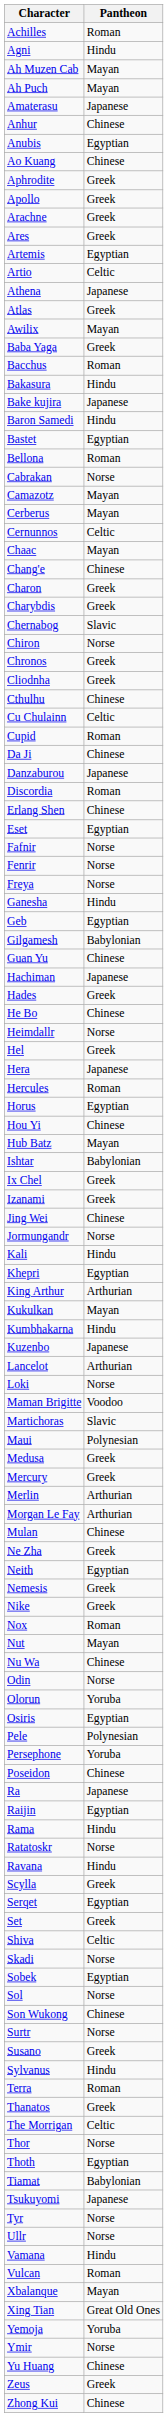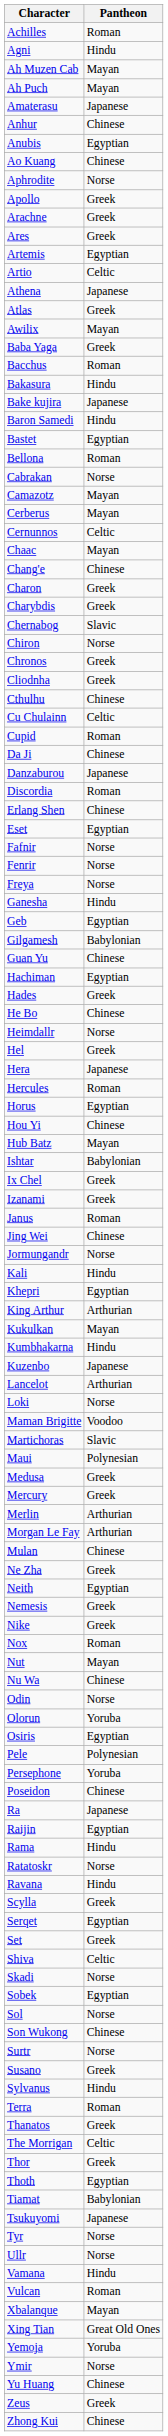(101, 180) Greek -> (101, 180) Norse
(107, 976) Japanese -> (108, 976) Egyptian
+ row: (20, 1217)
(101, 2143) Norse -> (101, 2162) Greek
